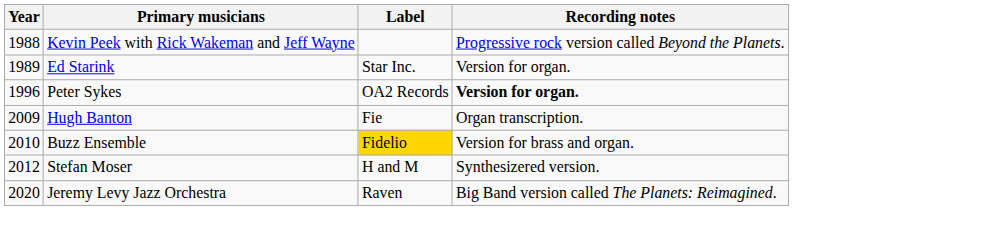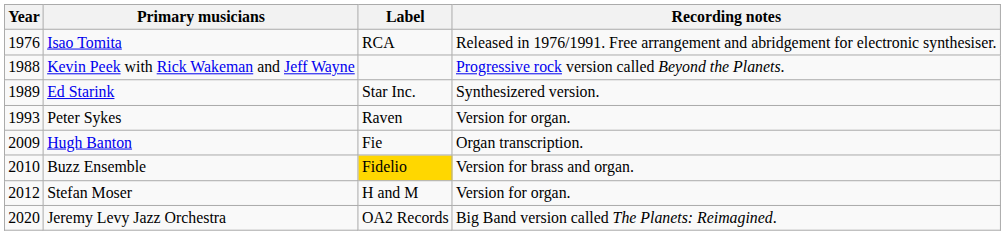+ row: (84, 42)
(513, 67) Version for organ. -> (528, 92) Synthesizered version.
(24, 92) 1996 -> (24, 117) 1993
(405, 92) OA2 Records -> (382, 117) Raven
(517, 92) bold -> (513, 117) normal
(528, 167) Synthesizered version. -> (513, 192) Version for organ.
(382, 192) Raven -> (405, 218) OA2 Records
